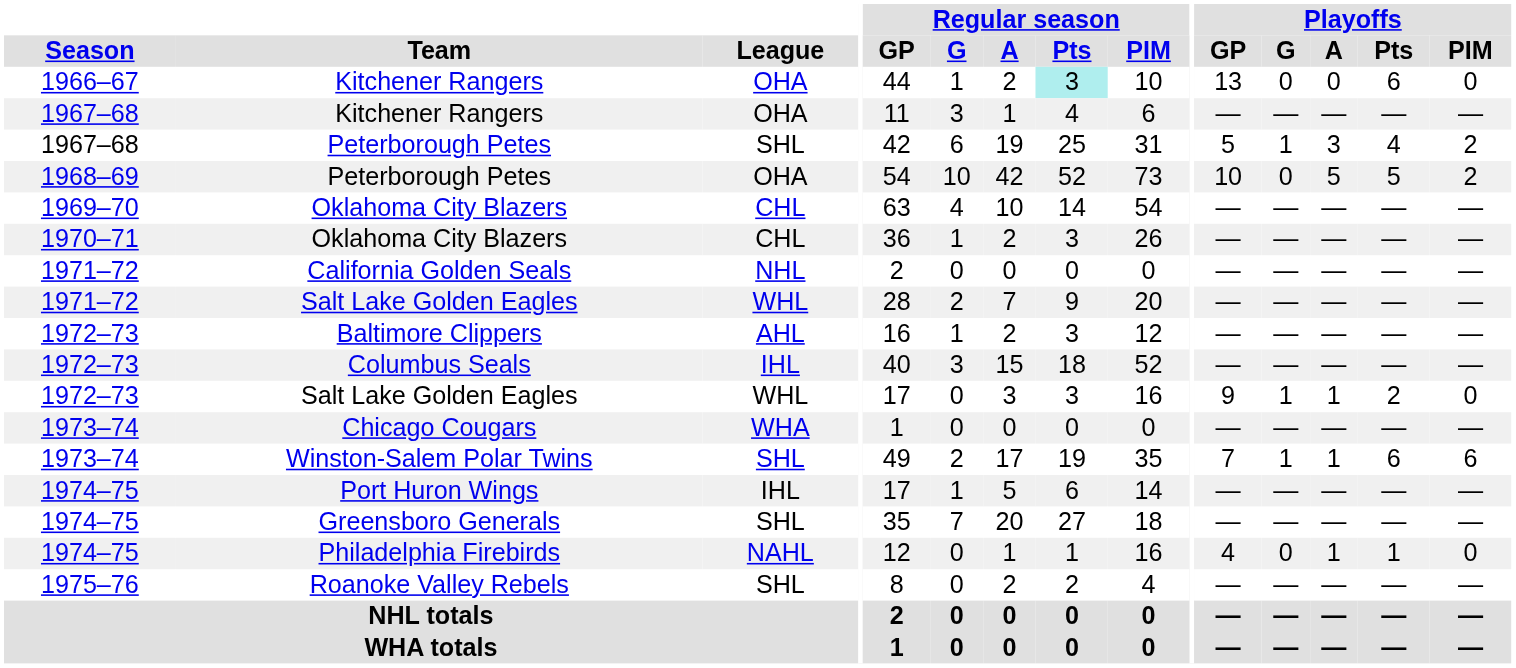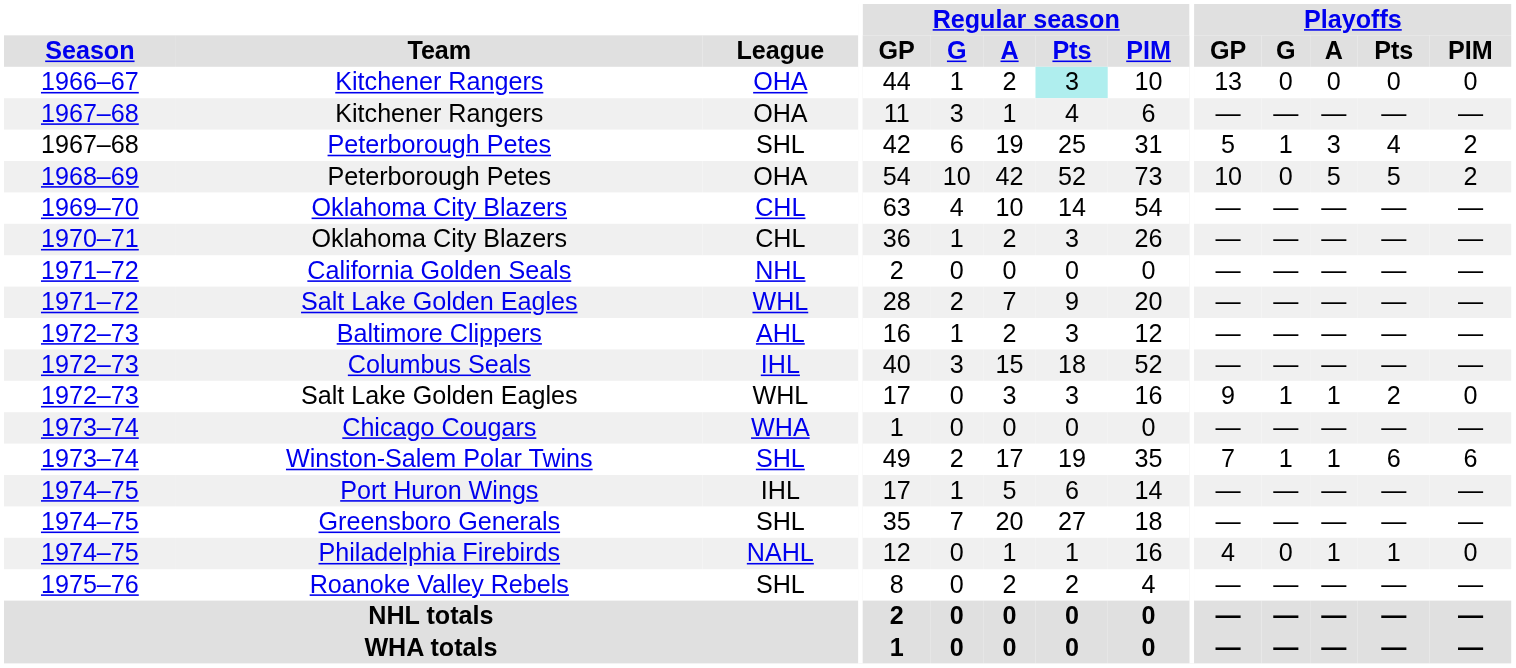(1394, 82) 6 -> (1394, 82) 0
